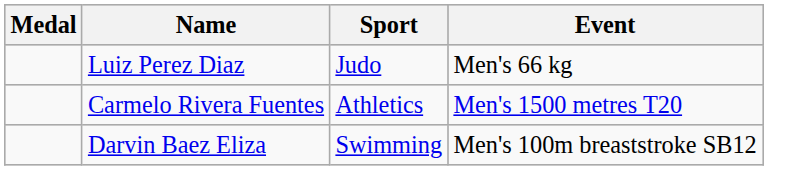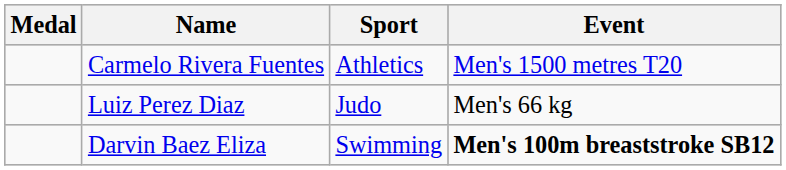rows swapped: (166, 64) <-> (206, 104)
(605, 145) normal -> (614, 145) bold
